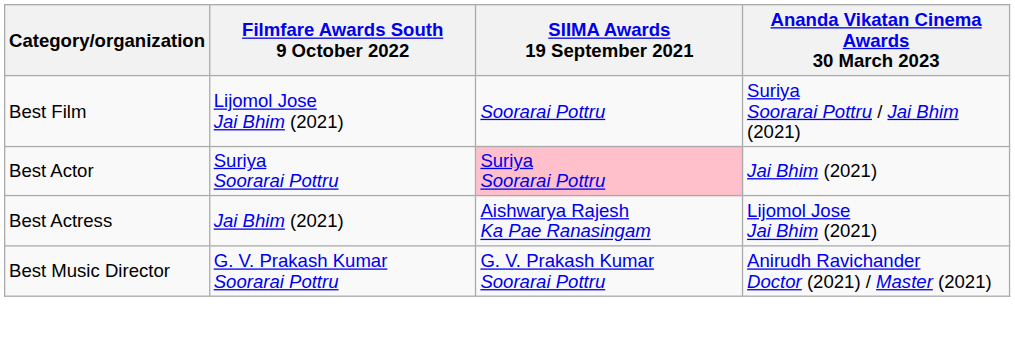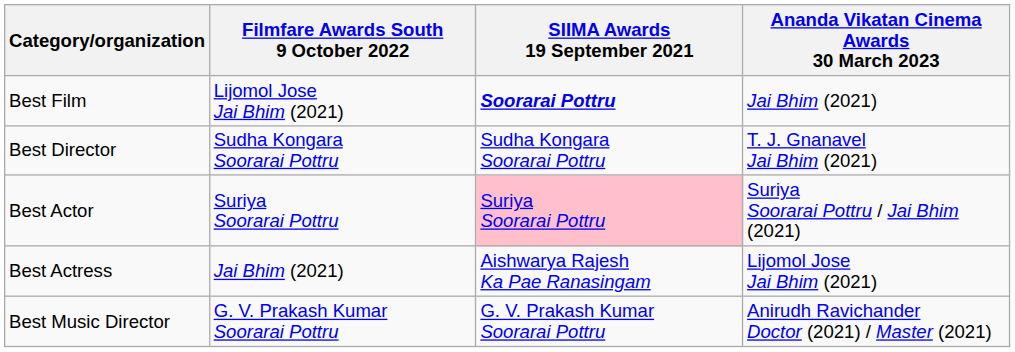(543, 111) normal -> (548, 101) bold
(853, 111) Suriya Soorarai Pottru / Jai Bhim (2021) -> (812, 101) Jai Bhim (2021)
+ row: (63, 151)
(812, 171) Jai Bhim (2021) -> (853, 211) Suriya Soorarai Pottru / Jai Bhim (2021)
